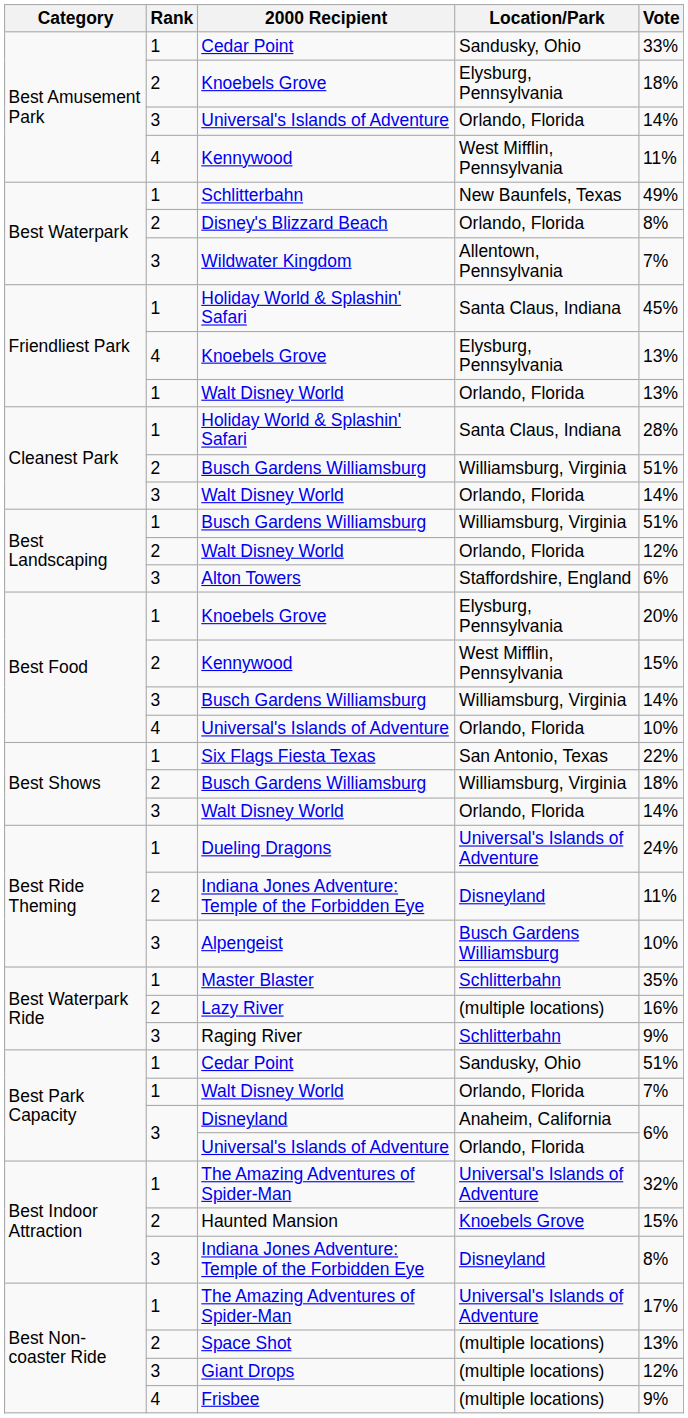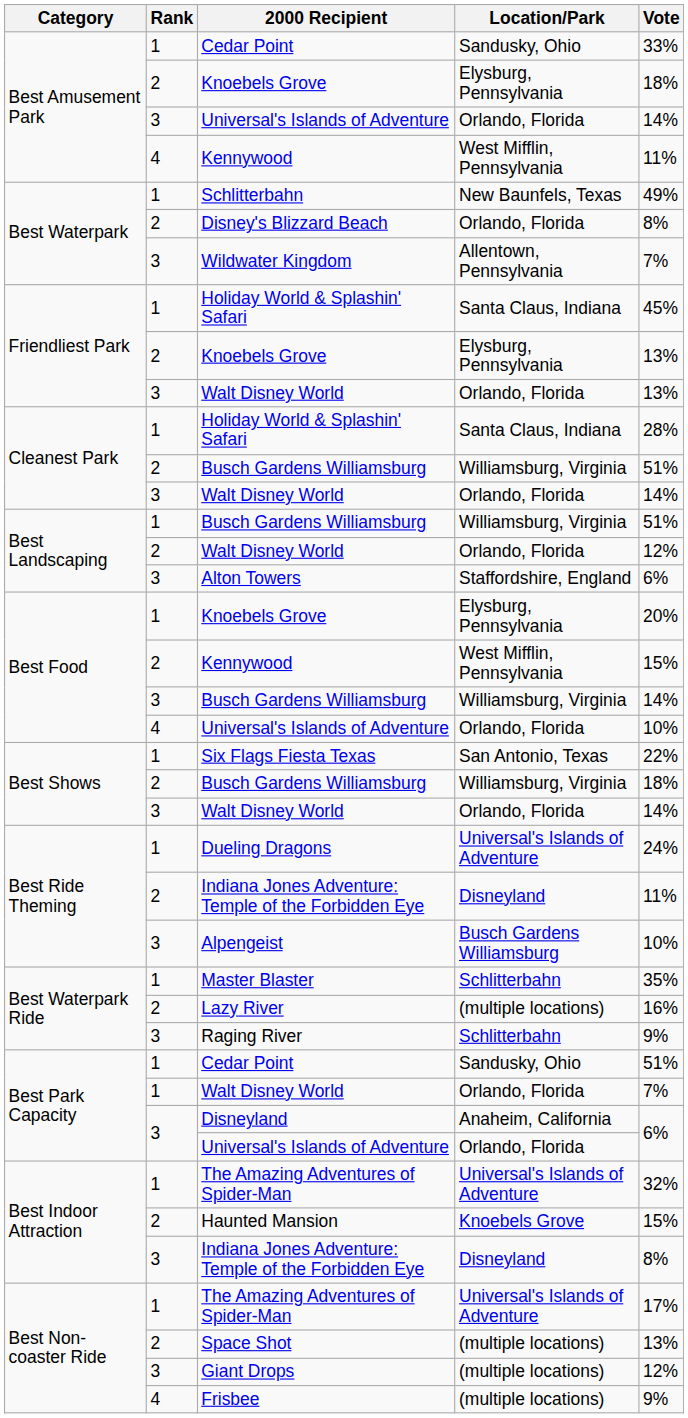(155, 355) 4 -> (155, 355) 2
(155, 393) 1 -> (155, 393) 3
